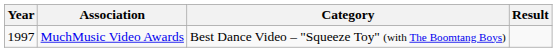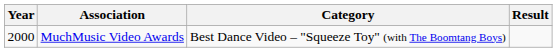(21, 36) 1997 -> (21, 36) 2000
